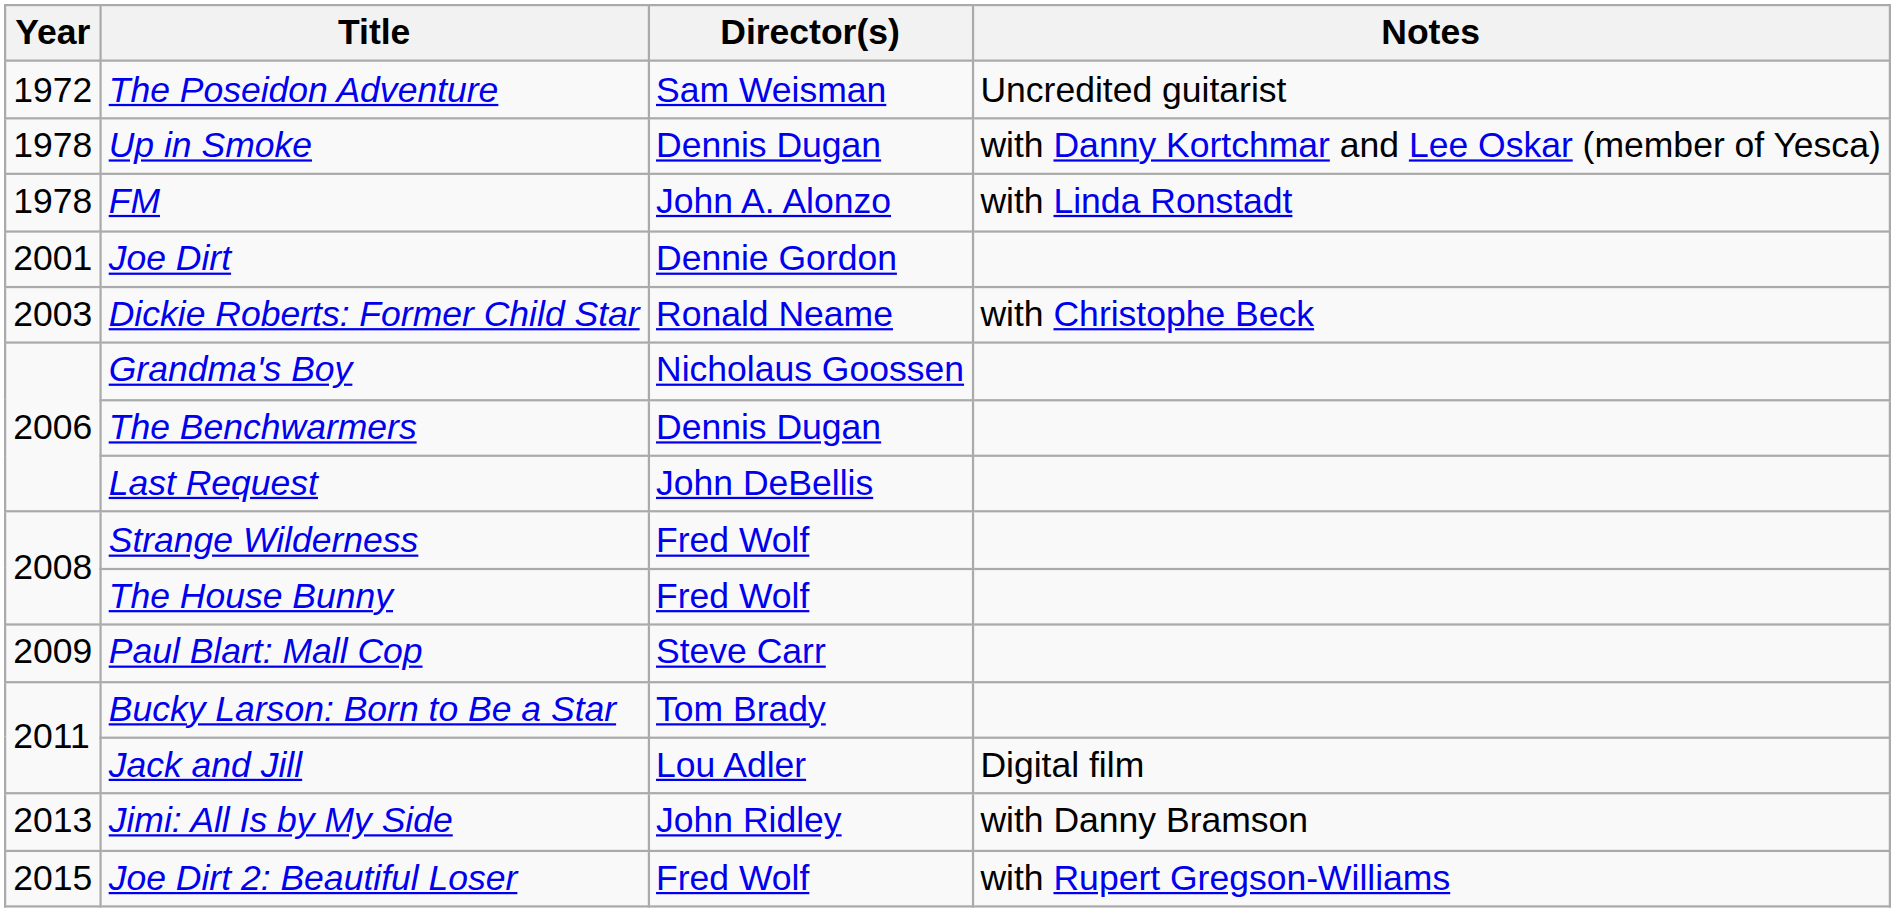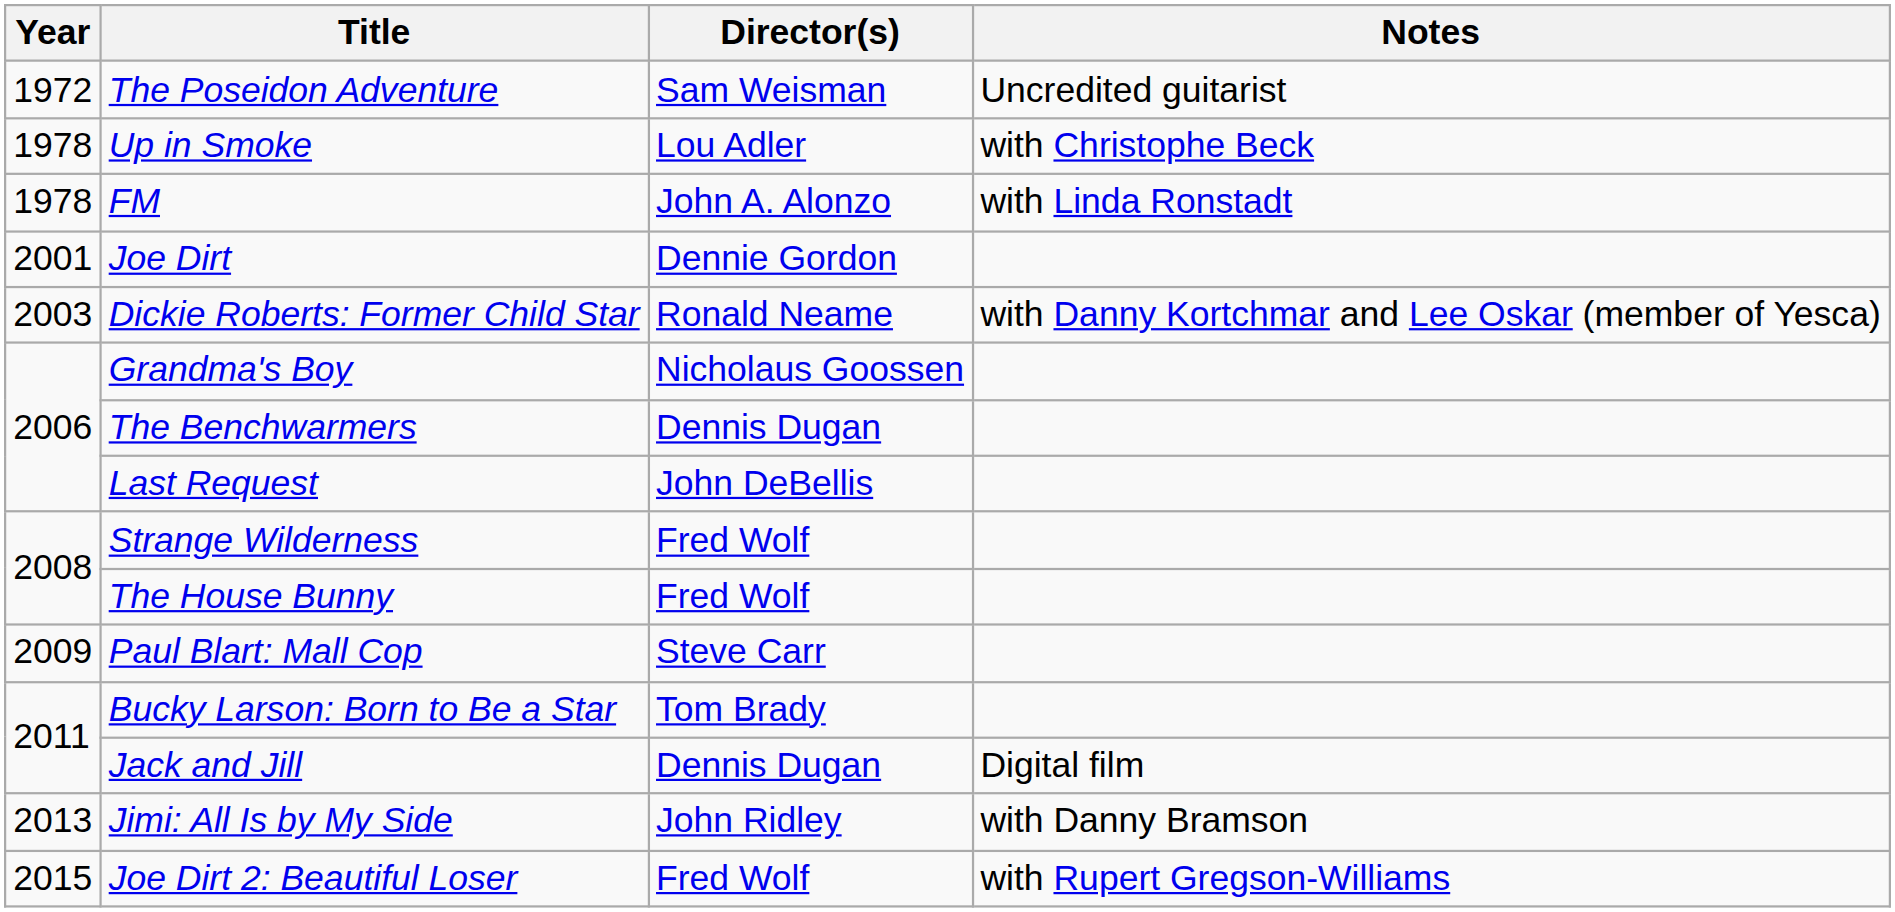(769, 145) Dennis Dugan -> (731, 145) Lou Adler
(1431, 145) with Danny Kortchmar and Lee Oskar (member of Yesca) -> (1147, 145) with Christophe Beck
(1147, 314) with Christophe Beck -> (1431, 314) with Danny Kortchmar and Lee Oskar (member of Yesca)
(731, 764) Lou Adler -> (769, 764) Dennis Dugan
